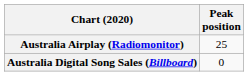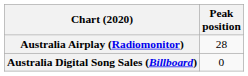(221, 44) 25 -> (221, 44) 28
